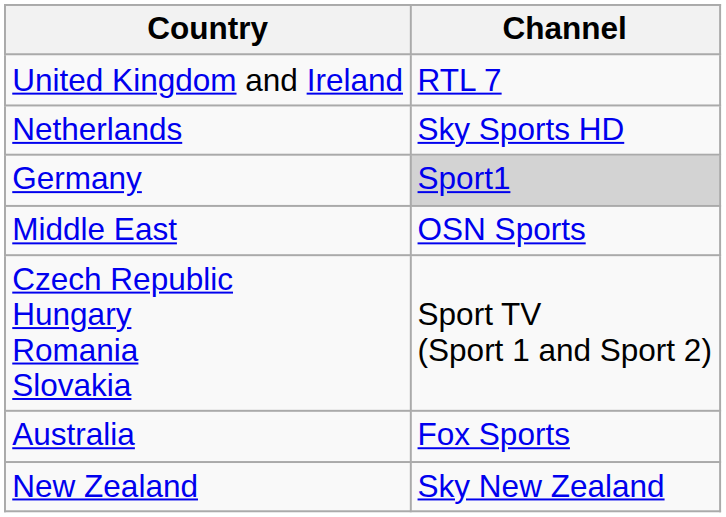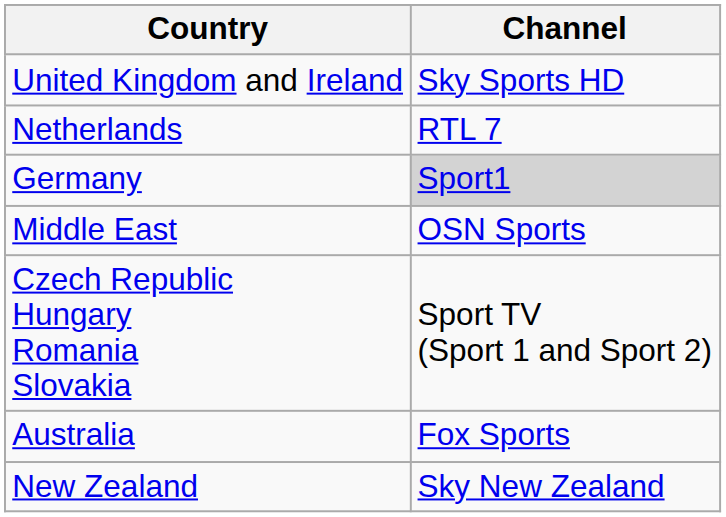(460, 79) RTL 7 -> (521, 79) Sky Sports HD
(521, 129) Sky Sports HD -> (460, 129) RTL 7
